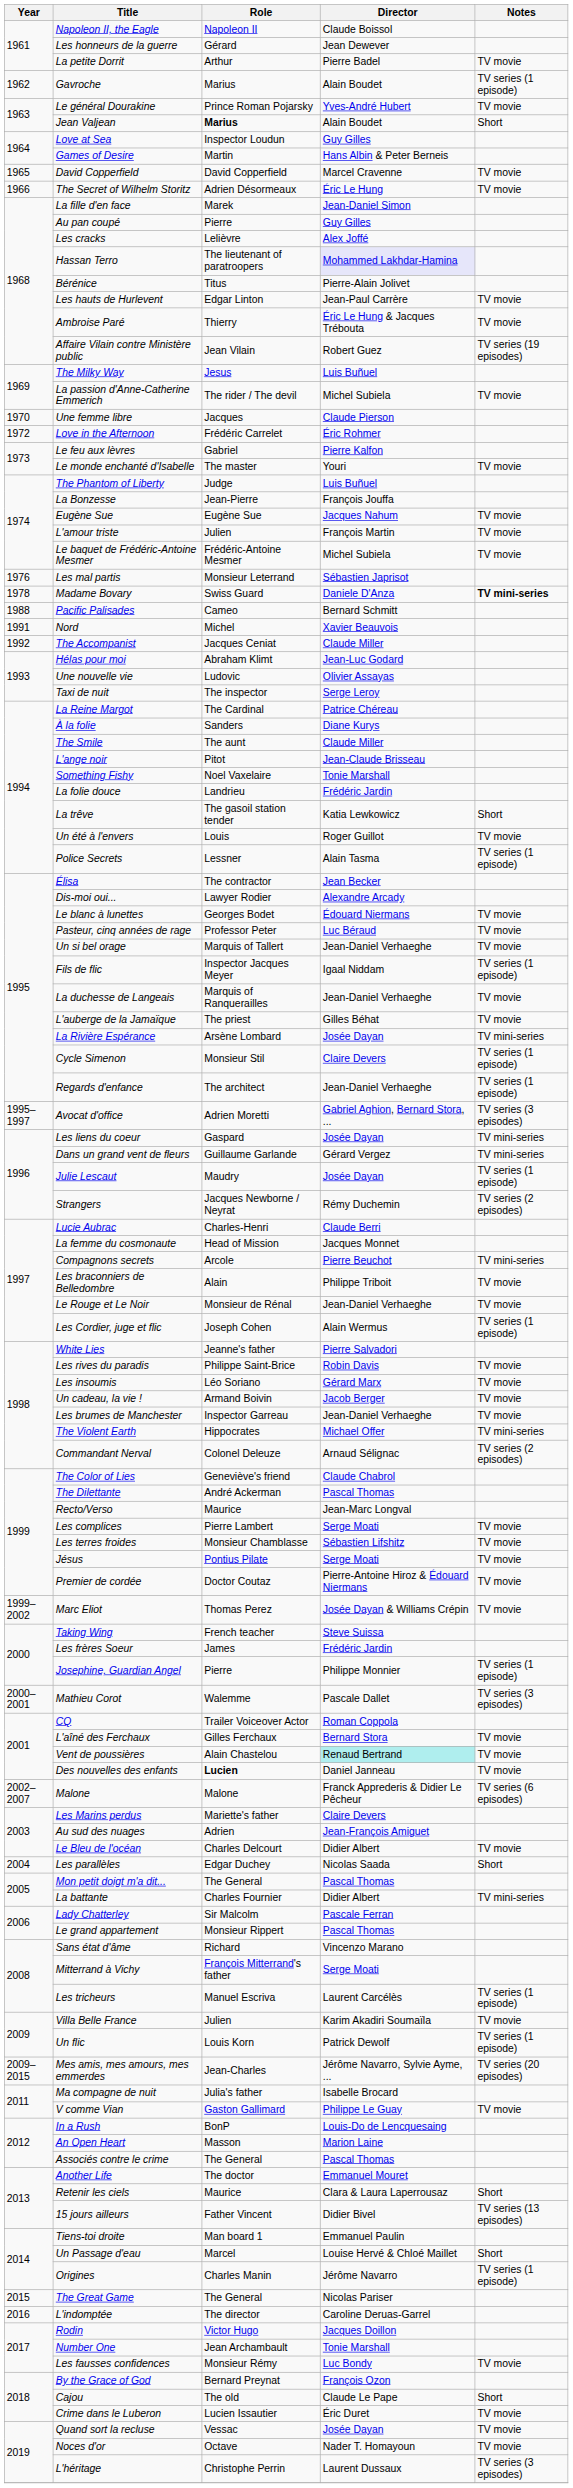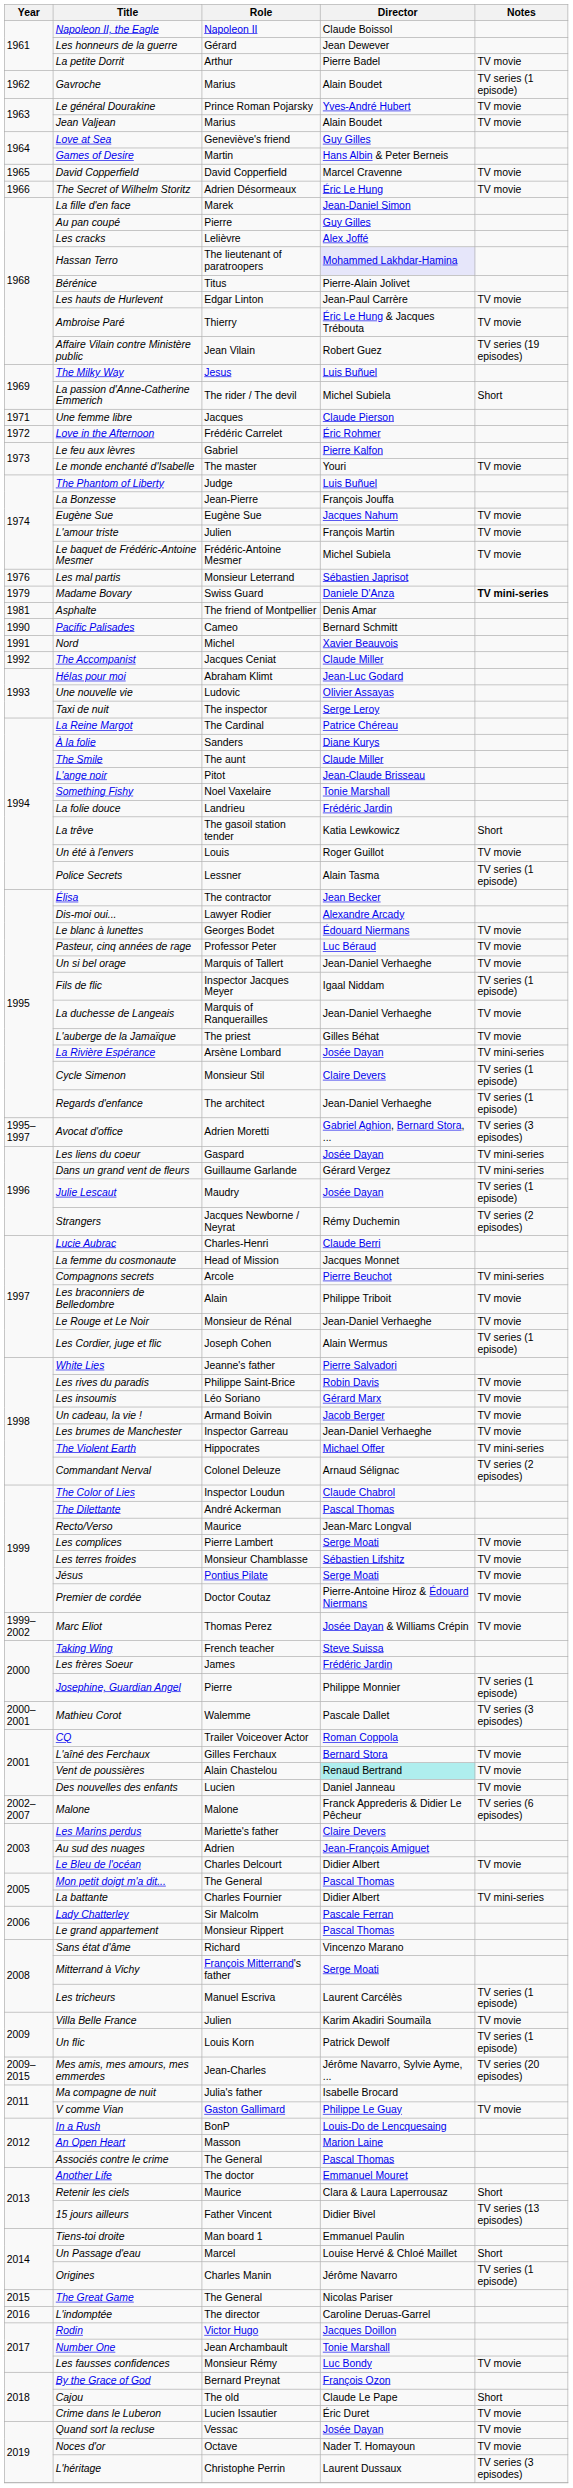(221, 123) bold -> (220, 123) normal
(490, 123) Short -> (499, 123) TV movie
(244, 139) Inspector Loudun -> (247, 139) Geneviève's friend
(499, 395) TV movie -> (490, 395) Short
(18, 417) 1970 -> (18, 417) 1971
(18, 594) 1978 -> (18, 594) 1979
+ row: (76, 610)
(18, 610) 1988 -> (18, 627) 1990
(247, 1476) Geneviève's friend -> (244, 1493) Inspector Loudun
(221, 1771) bold -> (220, 1787) normal
- row: (88, 1865)
